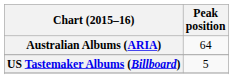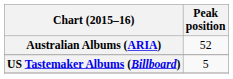(206, 45) 64 -> (206, 45) 52
